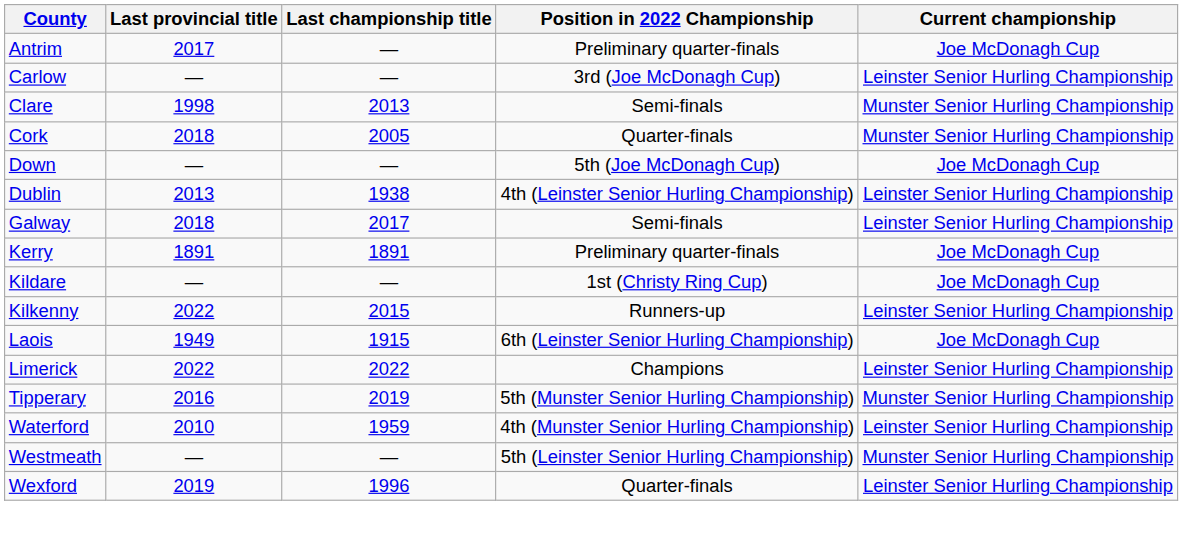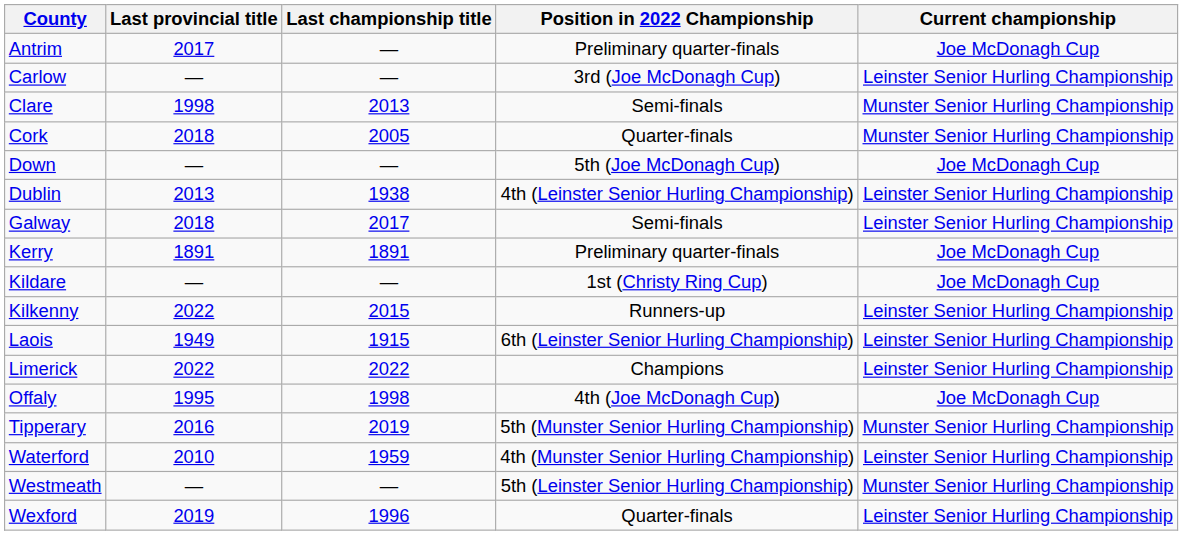(1018, 340) Joe McDonagh Cup -> (1018, 340) Leinster Senior Hurling Championship
+ row: (33, 398)
